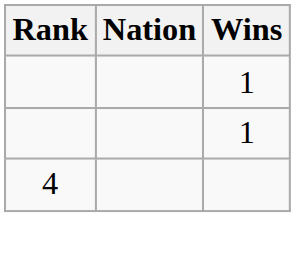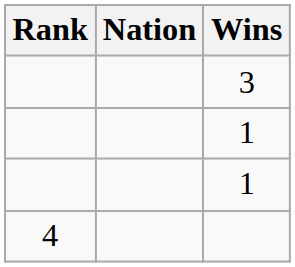+ row: (50, 82)
